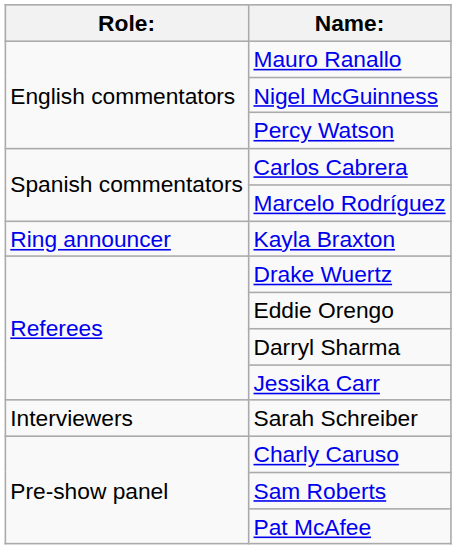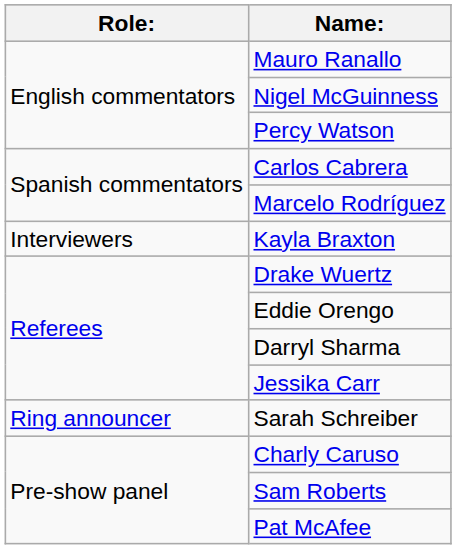(91, 239) Ring announcer -> (72, 239) Interviewers
(72, 419) Interviewers -> (91, 419) Ring announcer
